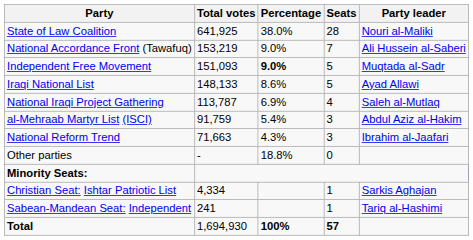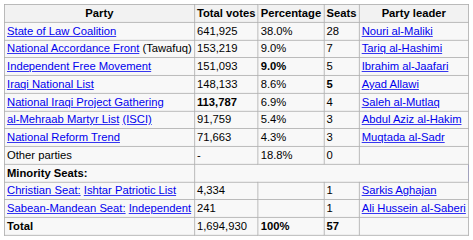(414, 49) Ali Hussein al-Saberi -> (402, 49) Tariq al-Hashimi
(403, 67) Muqtada al-Sadr -> (405, 67) Ibrahim al-Jaafari
(330, 85) normal -> (330, 85) bold
(217, 102) normal -> (217, 102) bold
(405, 138) Ibrahim al-Jaafari -> (403, 138) Muqtada al-Sadr
(402, 209) Tariq al-Hashimi -> (414, 209) Ali Hussein al-Saberi
